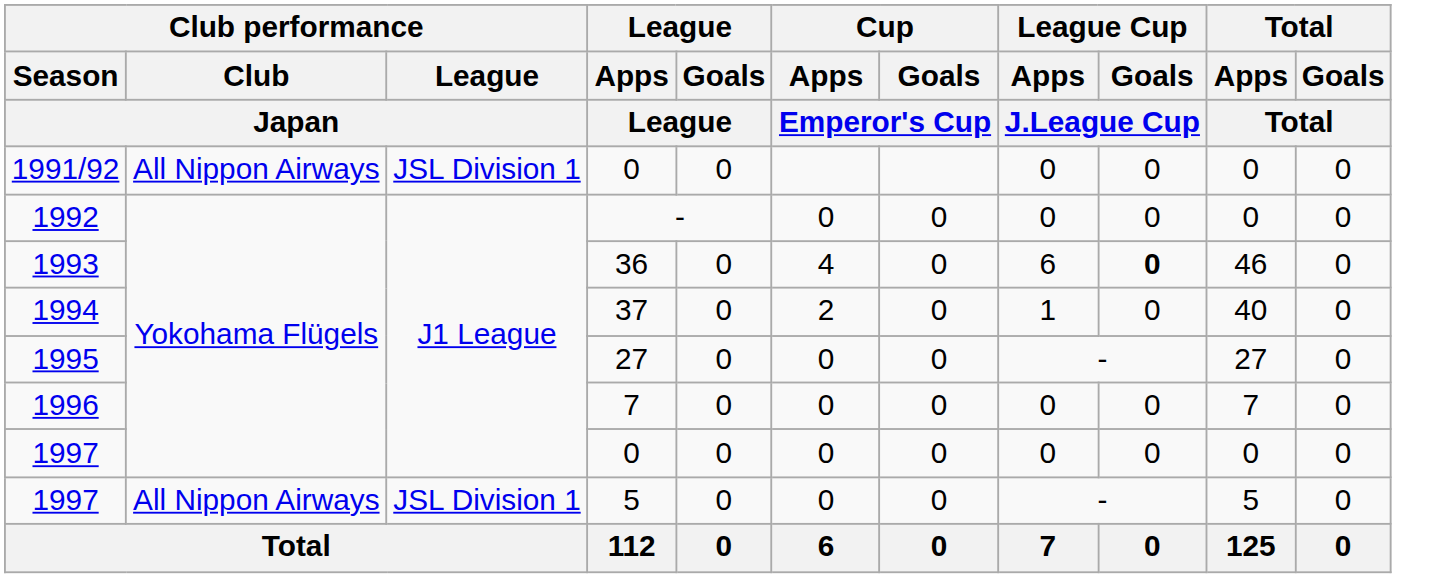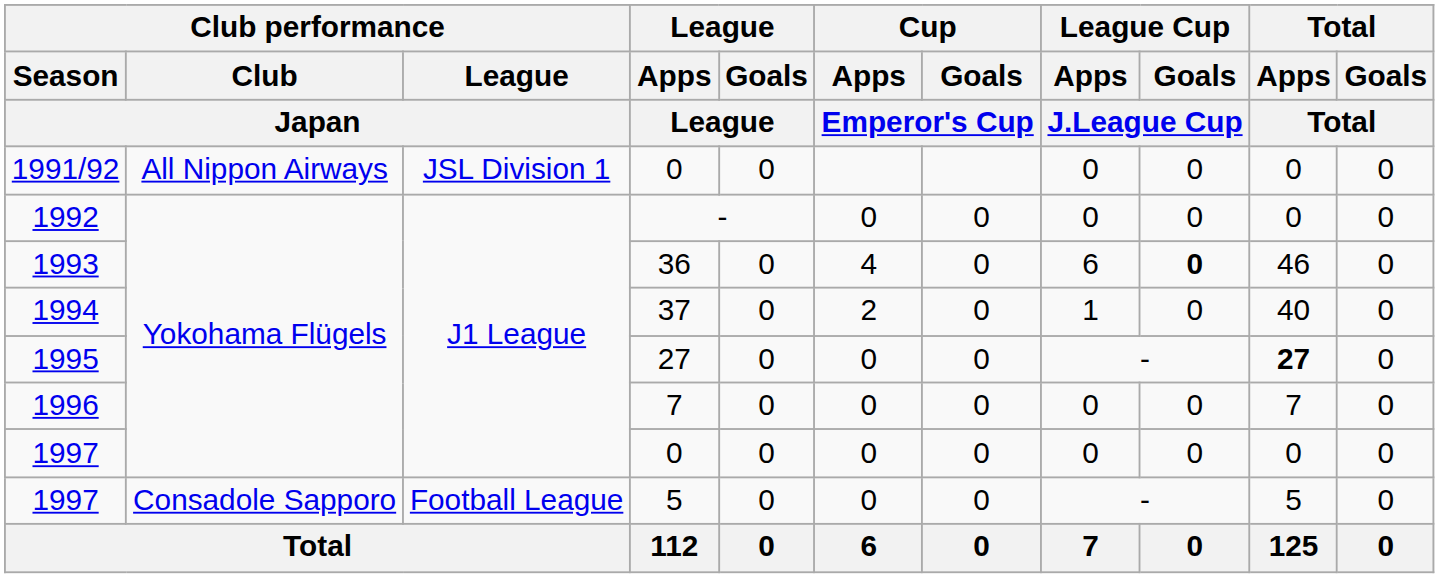(1251, 358) normal -> (1293, 358) bold
(256, 500) All Nippon Airways -> (265, 500) Consadole Sapporo
(487, 500) JSL Division 1 -> (517, 500) Football League
